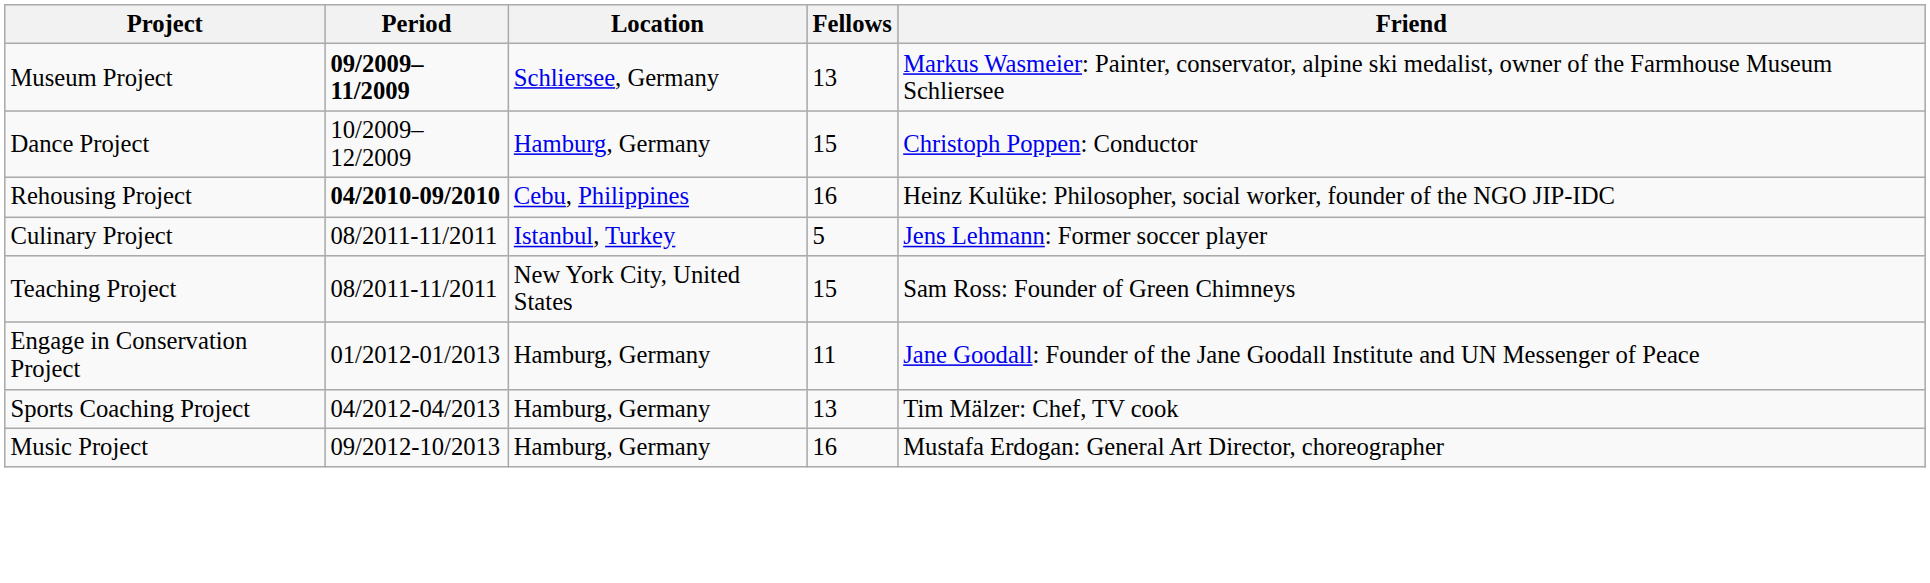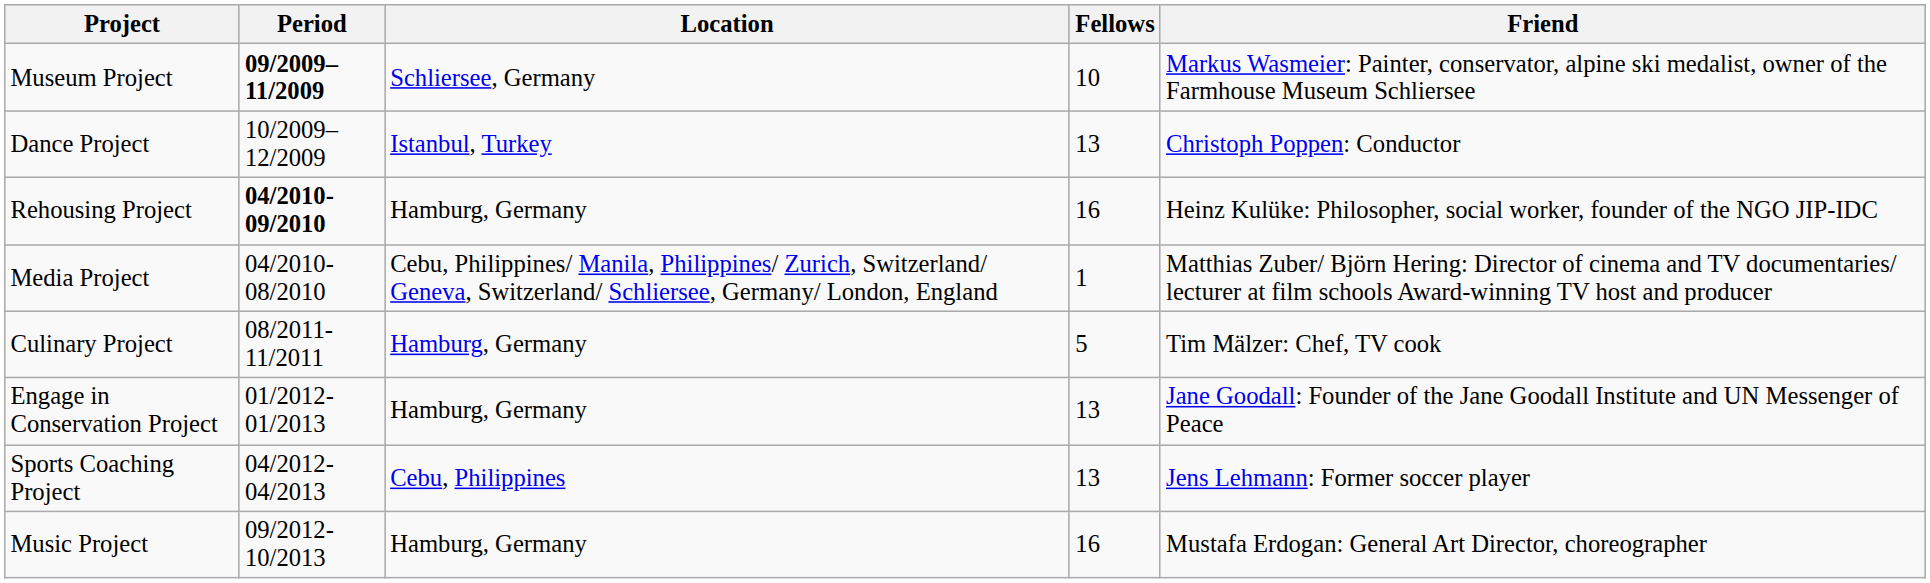(825, 76) 13 -> (1088, 76) 10
(612, 143) Hamburg, Germany -> (471, 143) Istanbul, Turkey
(825, 143) 15 -> (1088, 143) 13
(601, 196) Cebu, Philippines -> (488, 210) Hamburg, Germany
+ row: (80, 277)
(595, 235) Istanbul, Turkey -> (488, 344) Hamburg, Germany
(1085, 235) Jens Lehmann: Former soccer player -> (1304, 344) Tim Mälzer: Chef, TV cook
- row: (93, 288)
(824, 355) 11 -> (1088, 410) 13
(612, 408) Hamburg, Germany -> (478, 477) Cebu, Philippines
(1041, 408) Tim Mälzer: Chef, TV cook -> (1348, 477) Jens Lehmann: Former soccer player
